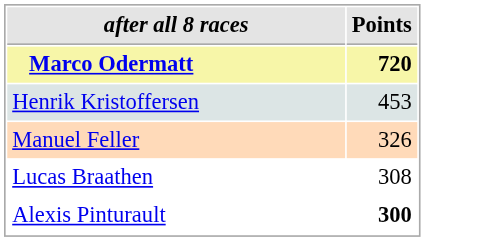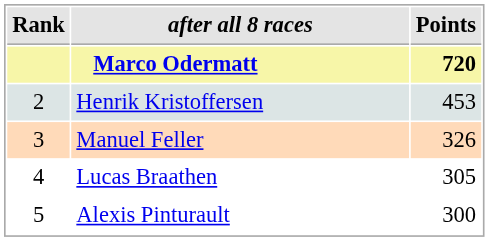+ column: (39, 24)
(395, 177) 308 -> (459, 177) 305
(395, 215) bold -> (459, 215) normal
